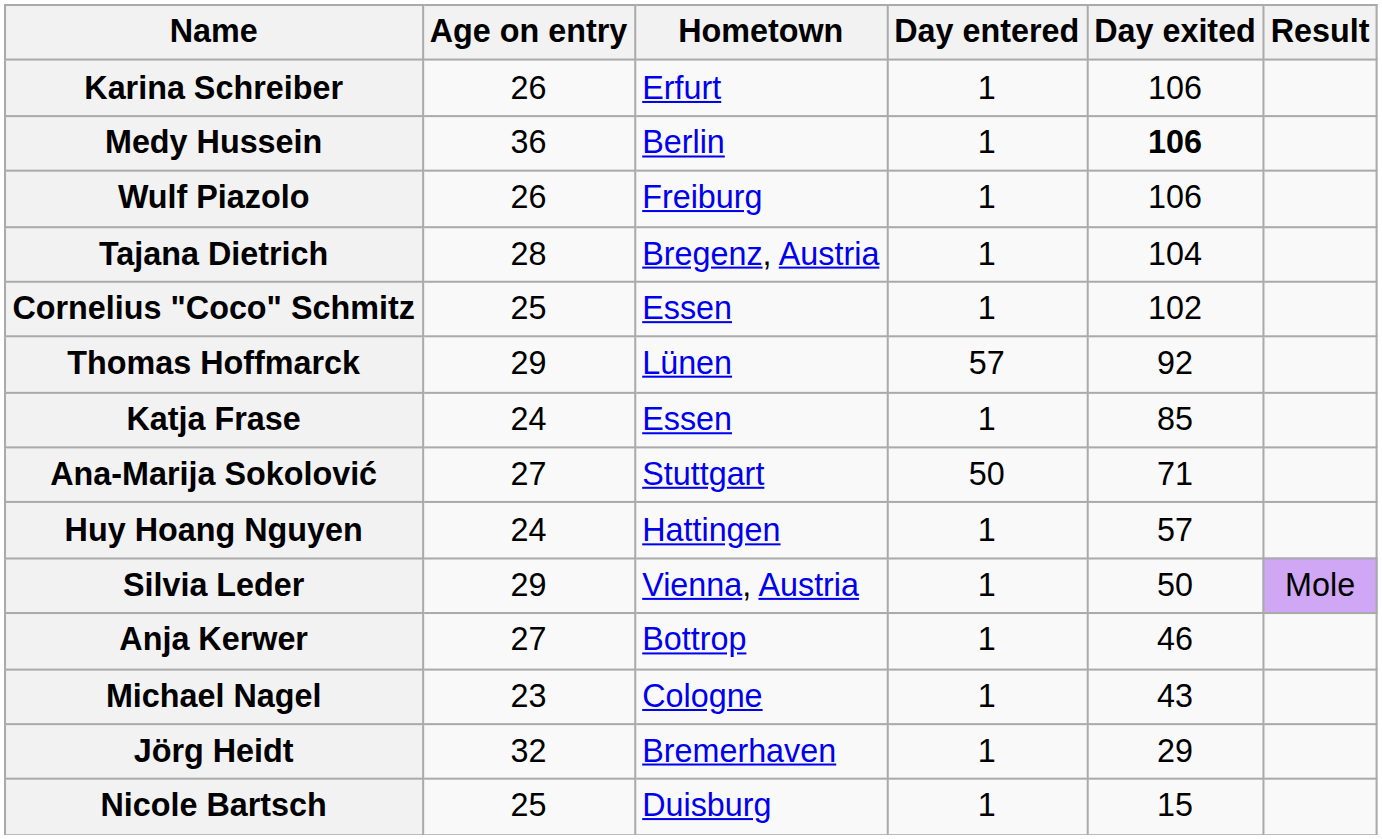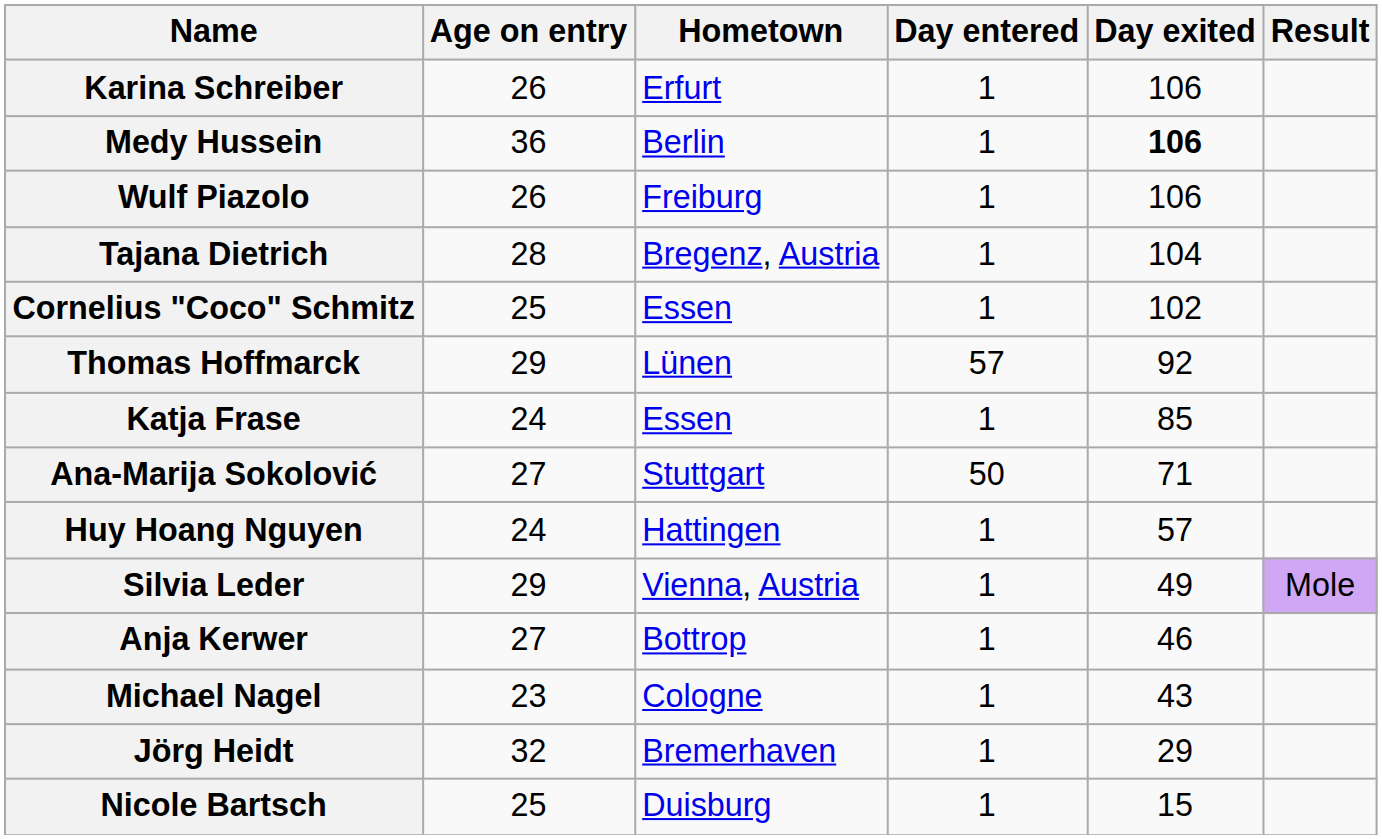(1175, 585) 50 -> (1175, 585) 49
